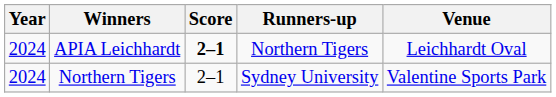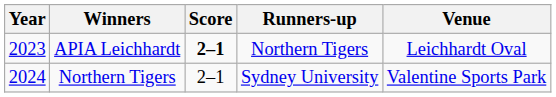(27, 48) 2024 -> (27, 48) 2023
